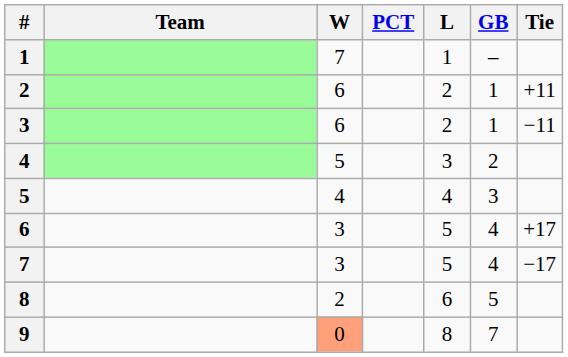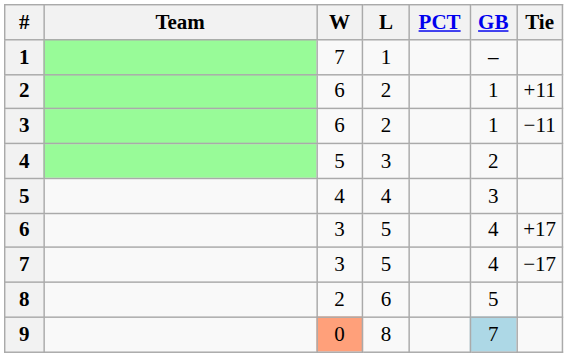columns swapped: (447, 22) <-> (393, 22)
(493, 334) no background -> (493, 334) lightblue background
